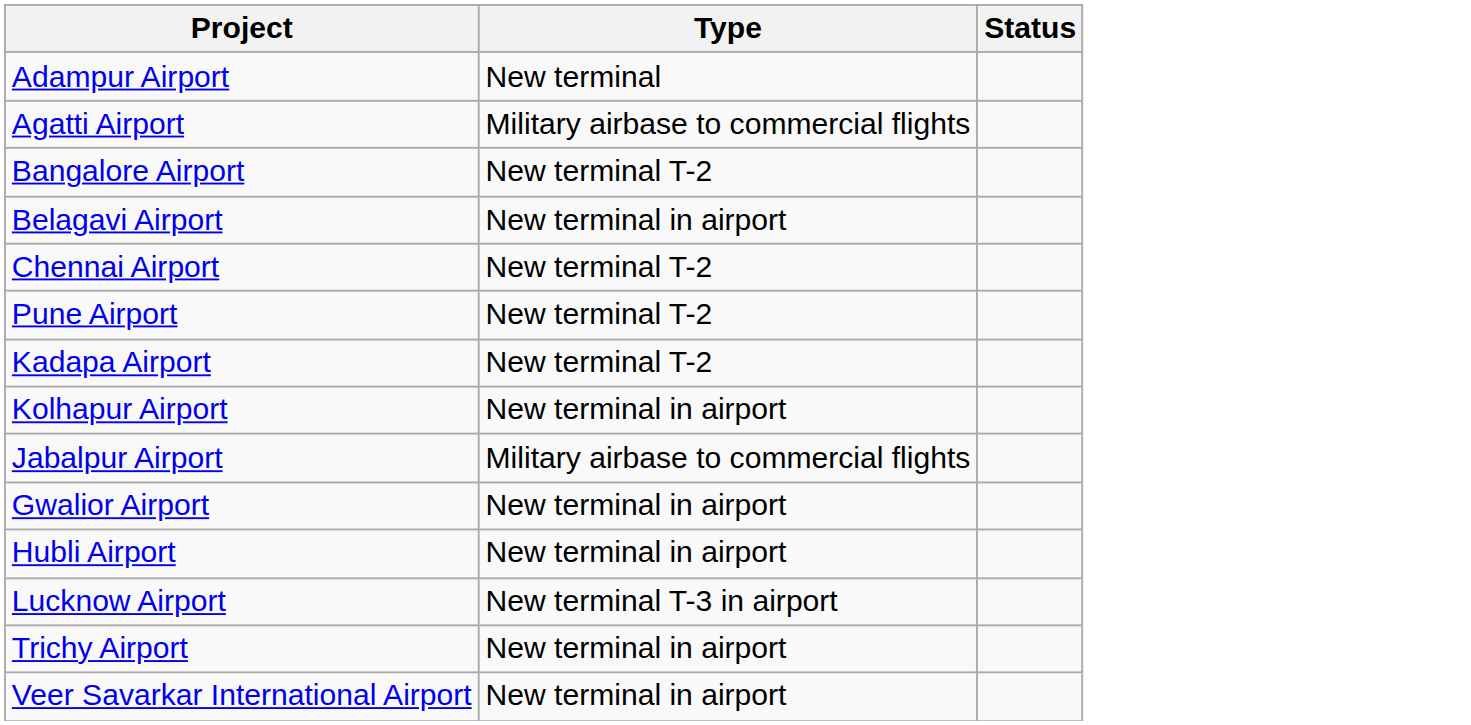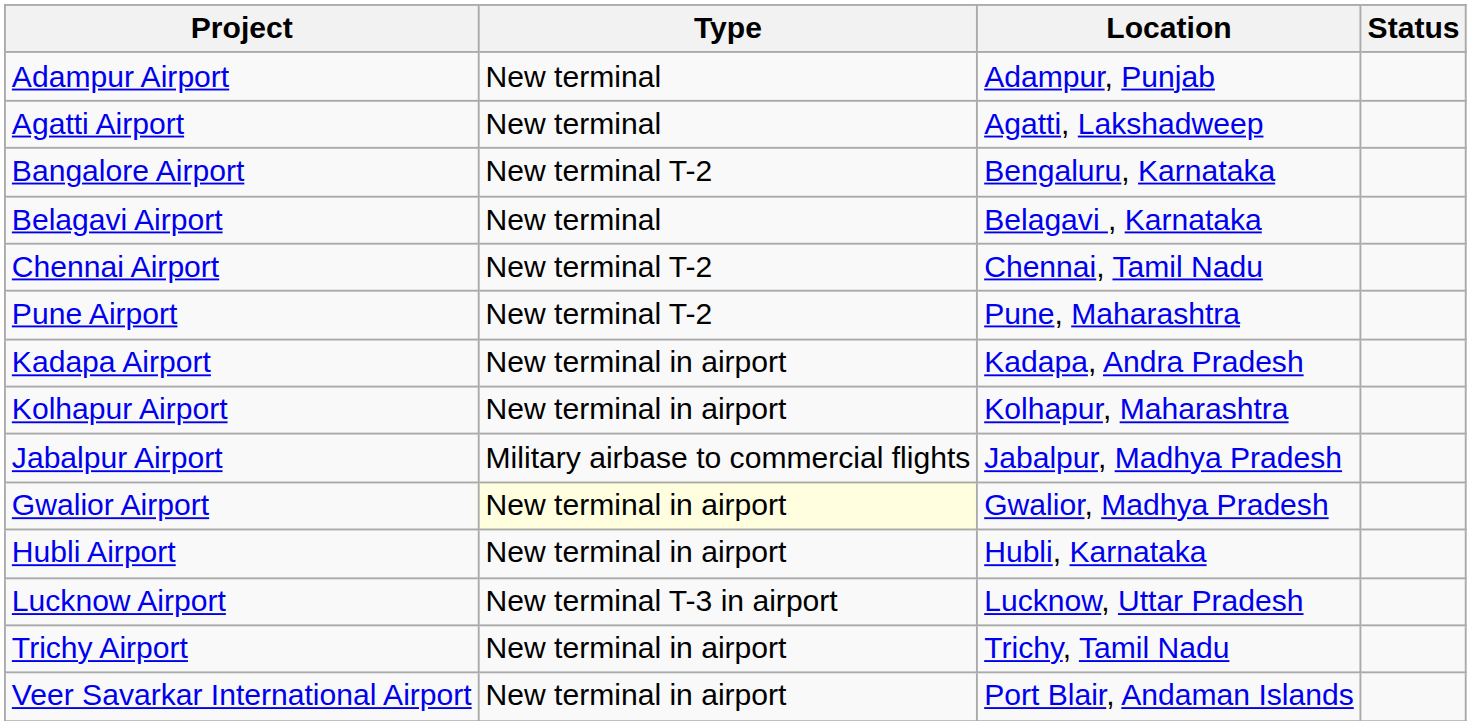+ column: (1169, 28)
(728, 123) Military airbase to commercial flights -> (573, 123) New terminal
(636, 219) New terminal in airport -> (573, 219) New terminal
(599, 362) New terminal T-2 -> (636, 362) New terminal in airport
(636, 505) no background -> (636, 505) lightyellow background
